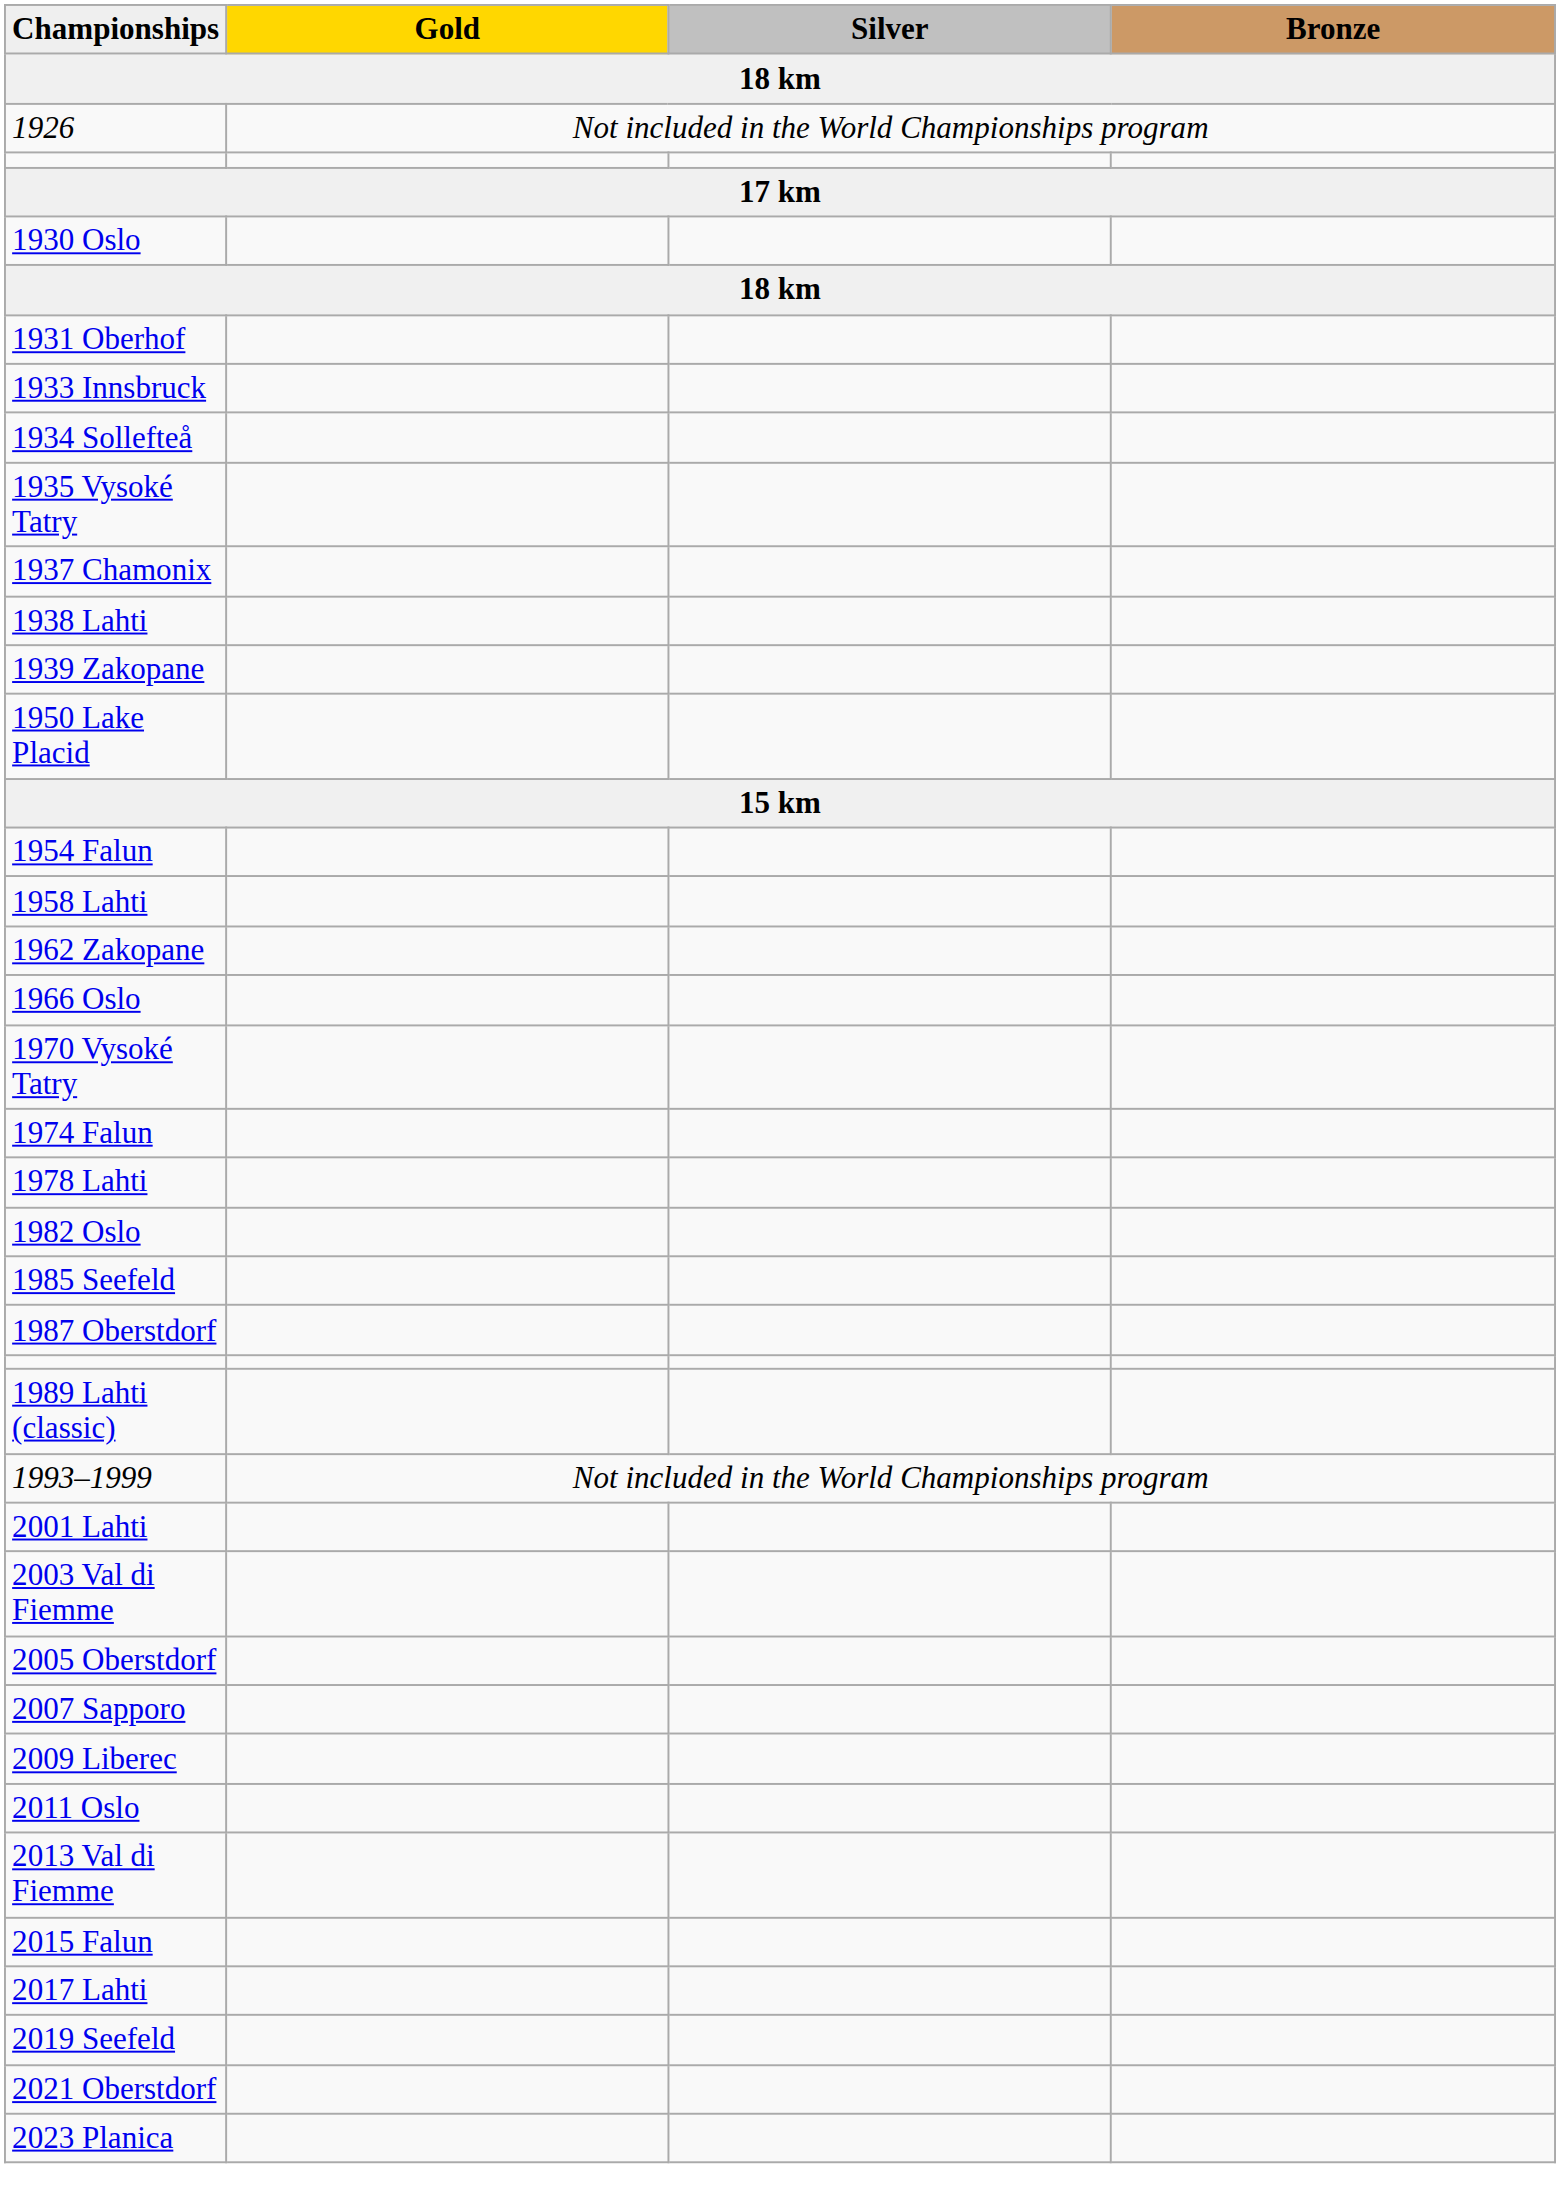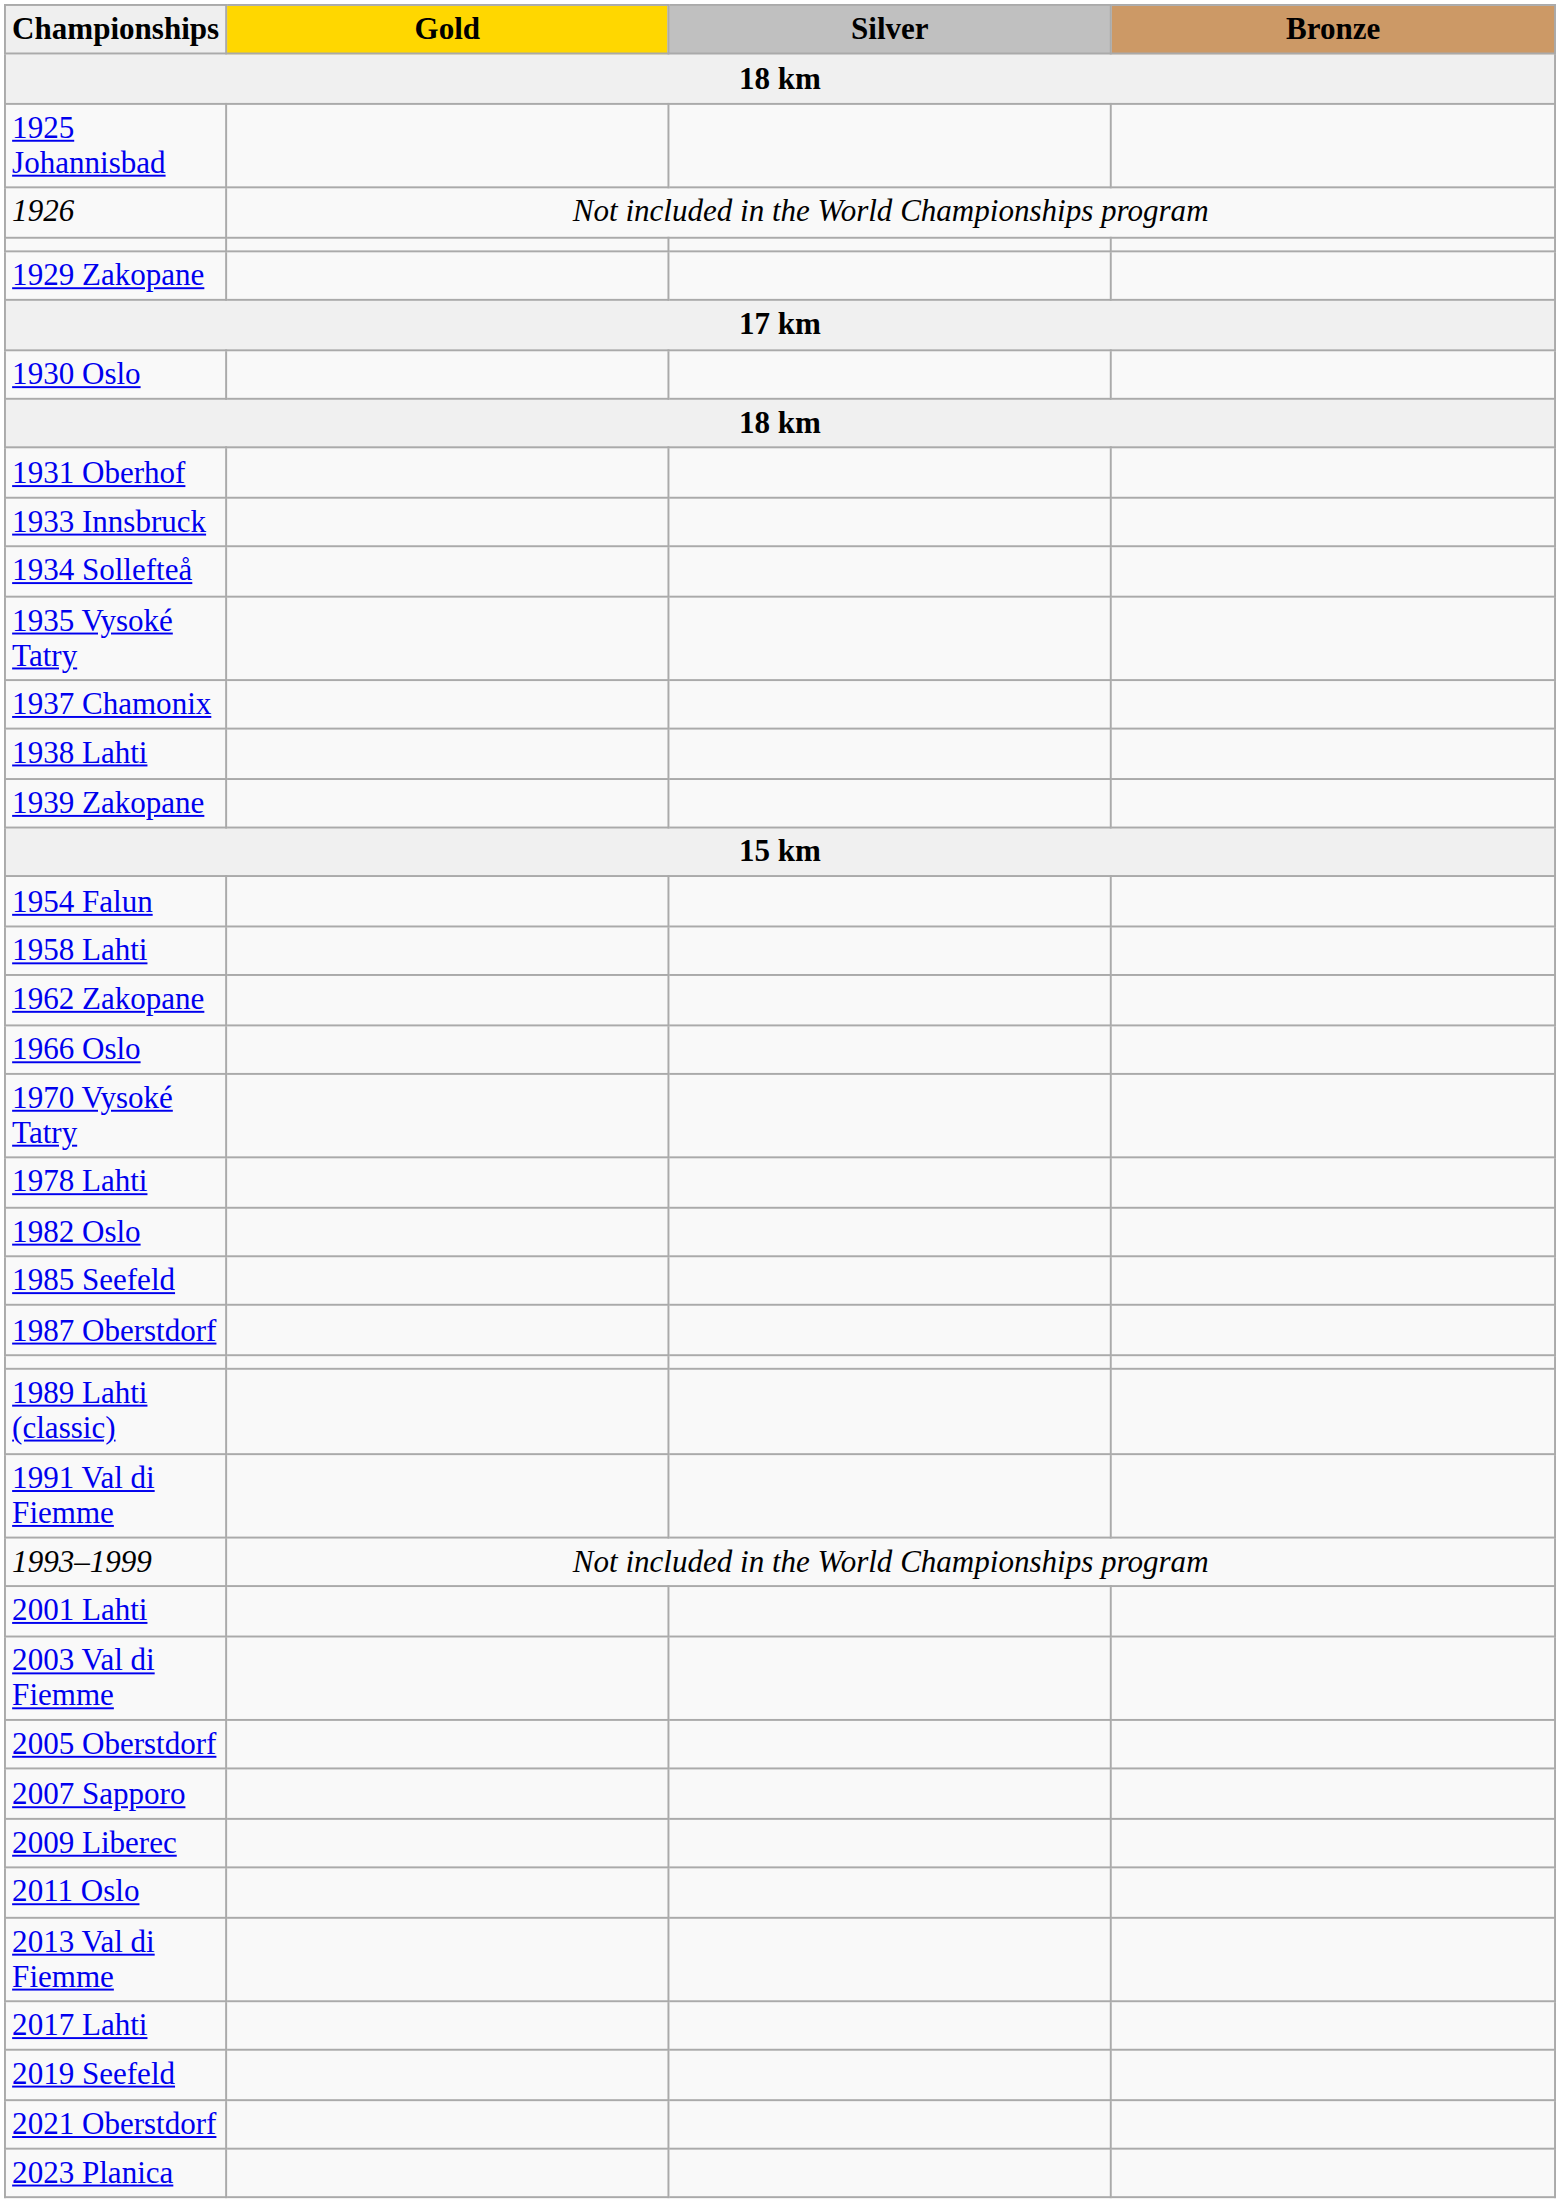+ row: (89, 145)
+ row: (108, 275)
- row: (78, 735)
- row: (82, 1132)
+ row: (83, 1494)
- row: (82, 1940)
